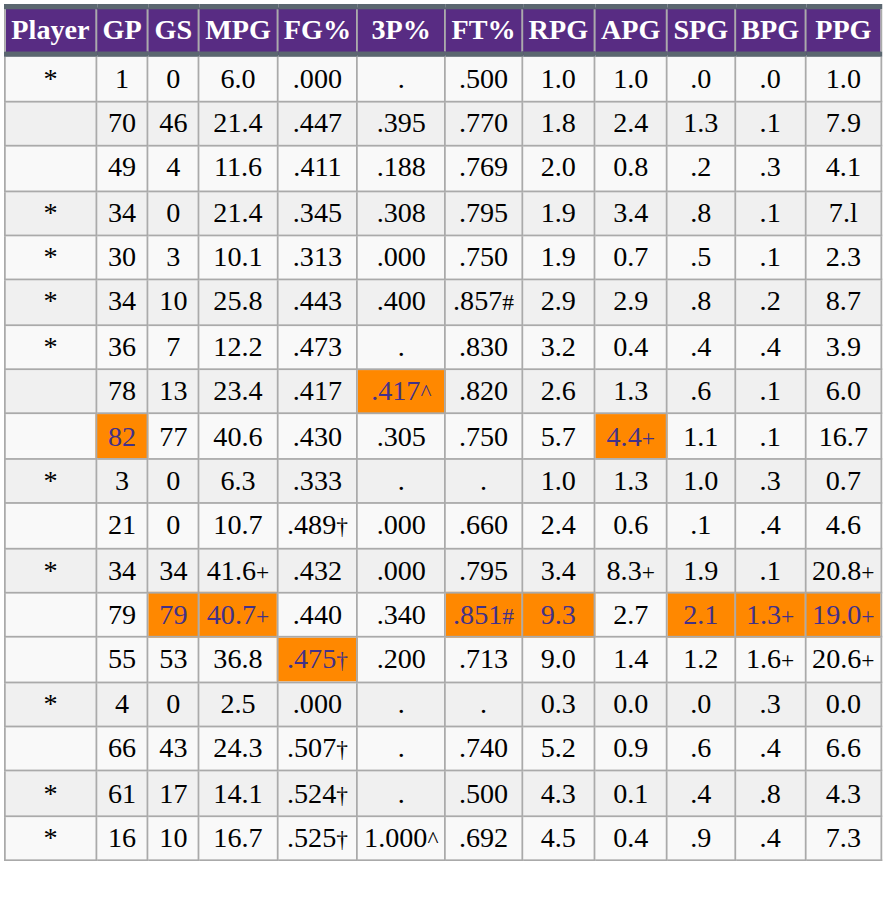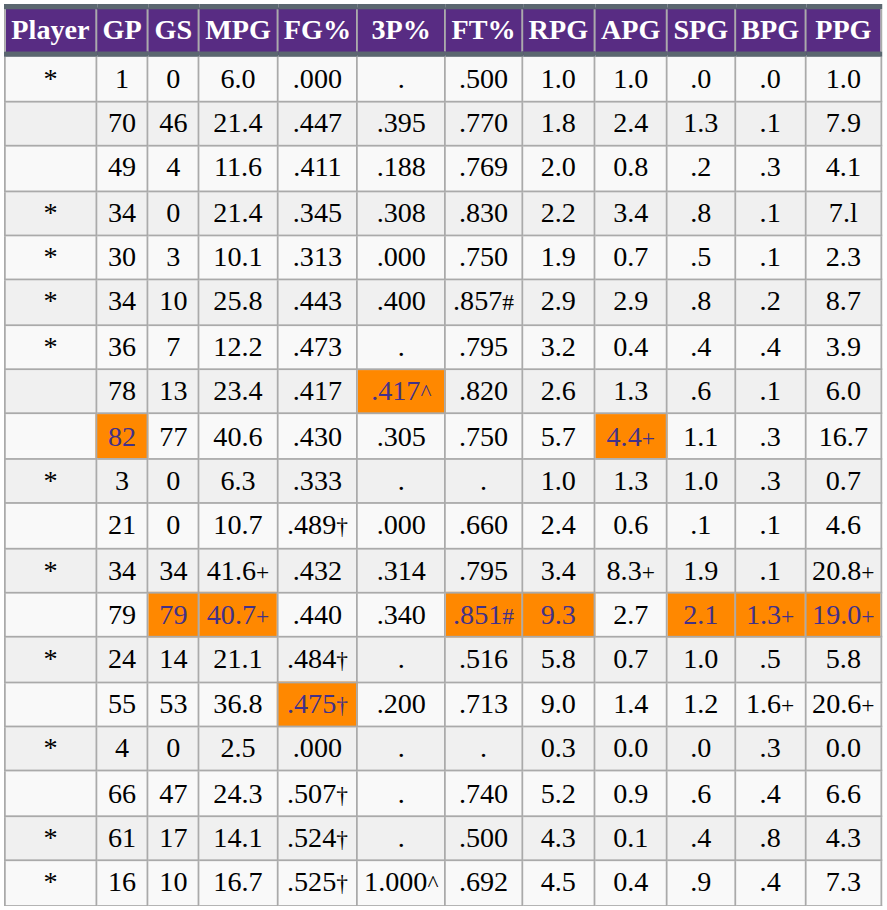(484, 212) .795 -> (484, 212) .830
(558, 212) 1.9 -> (558, 212) 2.2
(484, 346) .830 -> (484, 346) .795
(770, 435) .1 -> (770, 435) .3
(770, 525) .4 -> (770, 525) .1
(401, 569) .000 -> (401, 569) .314
+ row: (122, 659)
(173, 748) 43 -> (173, 793) 47
